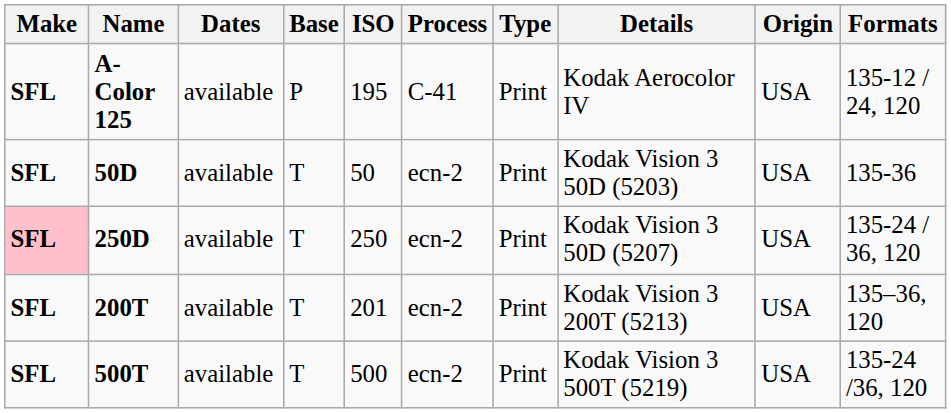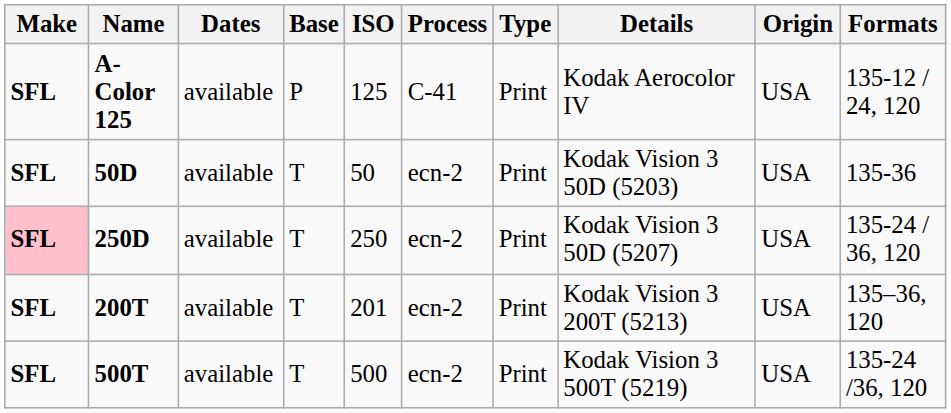(369, 91) 195 -> (369, 91) 125
